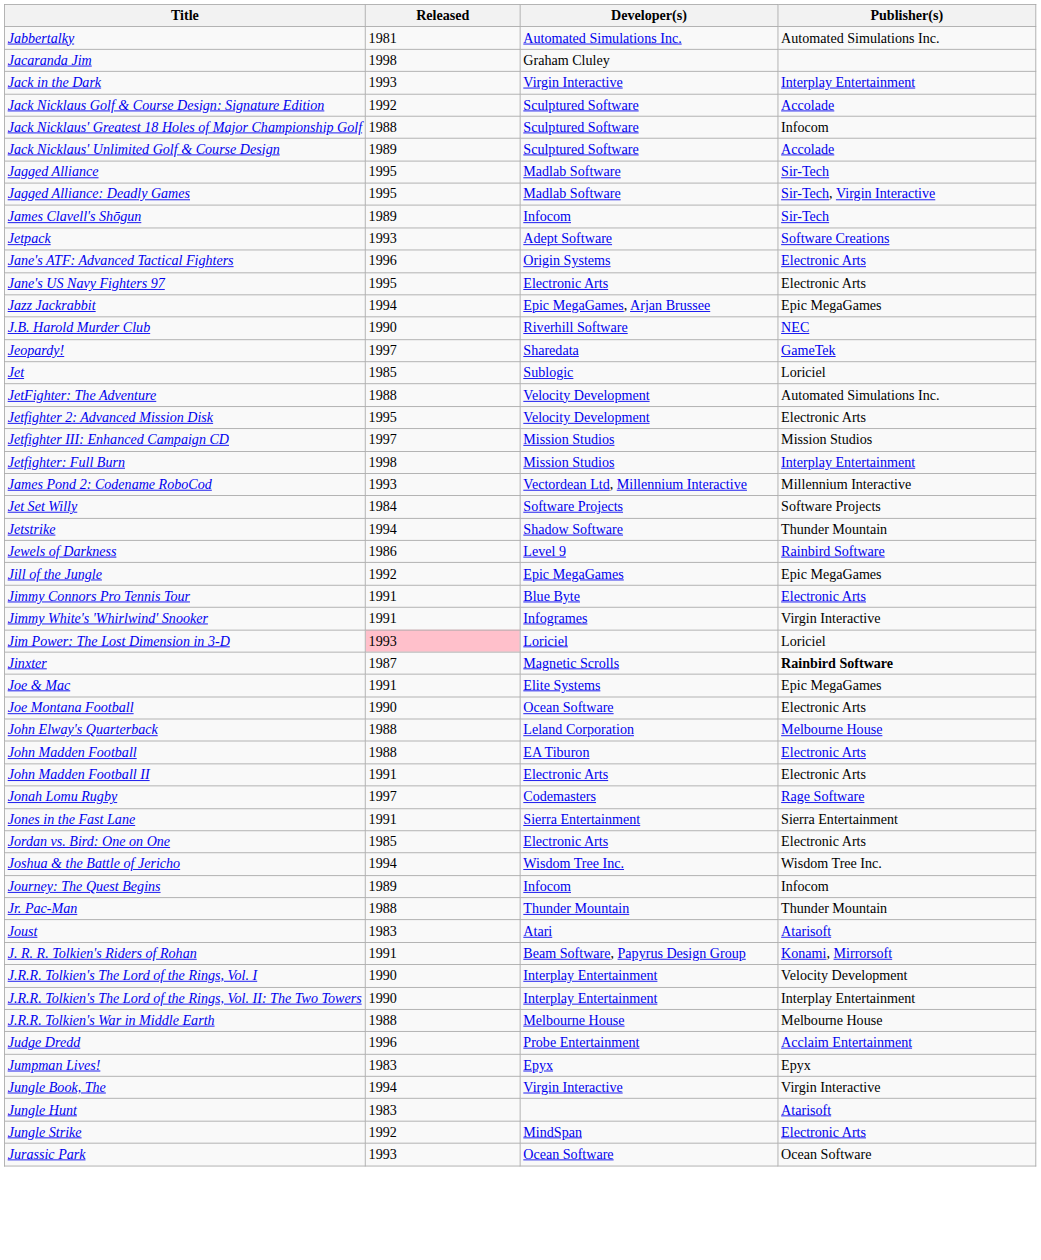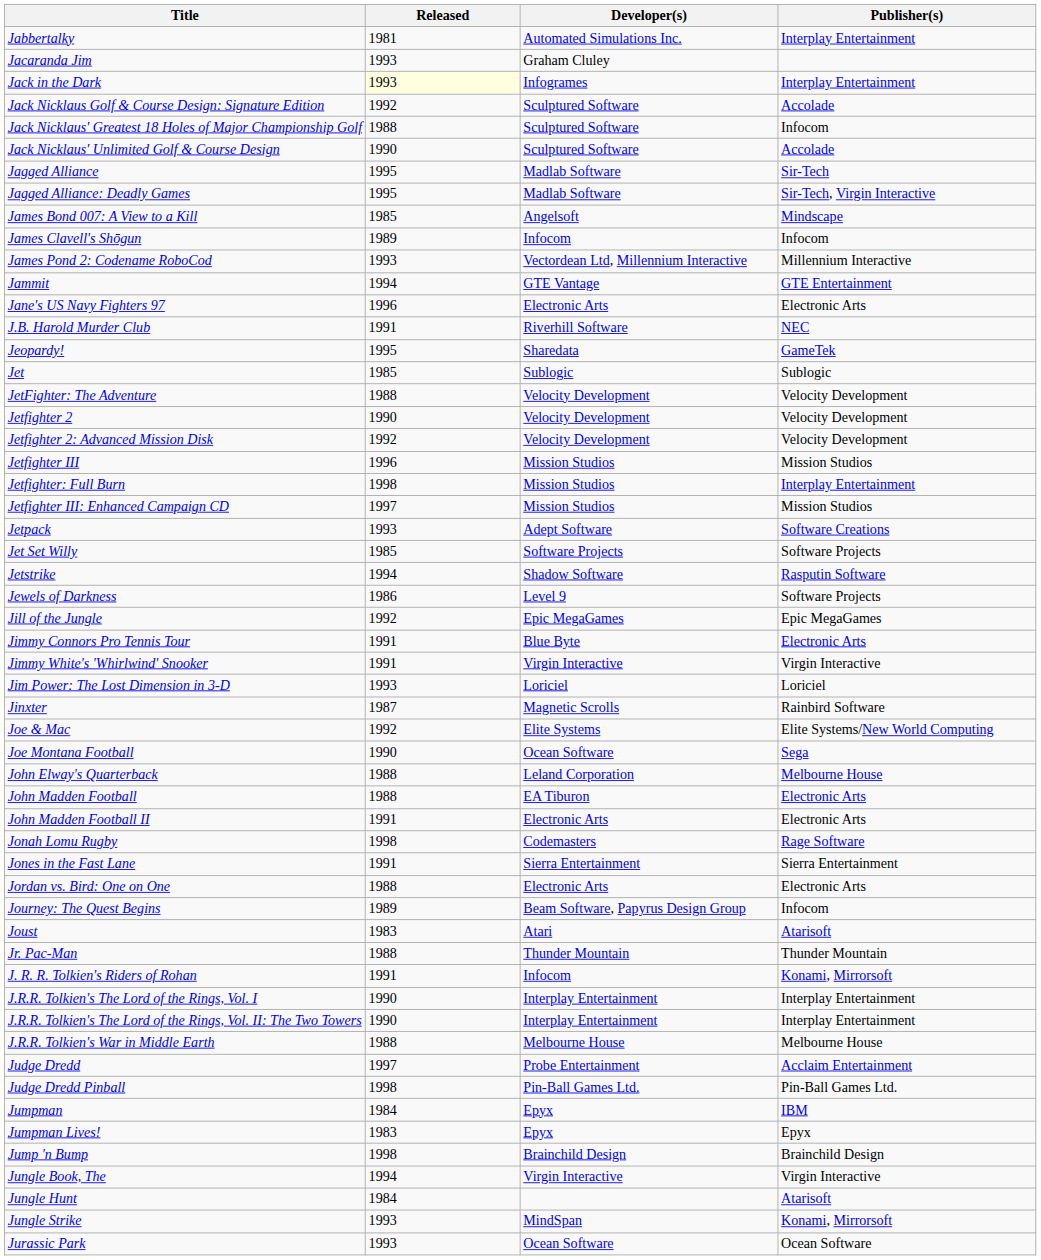(860, 37) Automated Simulations Inc. -> (848, 37) Interplay Entertainment
(383, 60) 1998 -> (383, 60) 1993
(383, 82) no background -> (383, 82) lightyellow background
(573, 82) Virgin Interactive -> (555, 82) Infogrames
(383, 149) 1989 -> (383, 149) 1990
+ row: (103, 216)
(805, 216) Sir-Tech -> (805, 238) Infocom
rows swapped: (110, 484) <-> (29, 238)
+ row: (28, 283)
- row: (121, 261)
(383, 283) 1995 -> (383, 305) 1996
- row: (52, 305)
(383, 328) 1990 -> (383, 328) 1991
(383, 350) 1997 -> (383, 350) 1995
(803, 372) Loriciel -> (806, 372) Sublogic
(860, 395) Automated Simulations Inc. -> (844, 395) Velocity Development
+ row: (40, 417)
(383, 417) 1995 -> (383, 439) 1992
(824, 417) Electronic Arts -> (844, 439) Velocity Development
+ row: (43, 462)
rows swapped: (118, 439) <-> (66, 462)
(383, 506) 1984 -> (383, 551) 1985
(834, 529) Thunder Mountain -> (833, 573) Rasputin Software
(833, 551) Rainbird Software -> (831, 596) Software Projects
(555, 618) Infogrames -> (573, 663) Virgin Interactive
(383, 640) pink background -> (383, 685) no background
(837, 663) bold -> (833, 707) normal
(383, 685) 1991 -> (383, 730) 1992
(831, 685) Epic MegaGames -> (887, 730) Elite Systems/New World Computing
(824, 707) Electronic Arts -> (795, 752) Sega
(383, 797) 1997 -> (383, 841) 1998
(383, 841) 1985 -> (383, 886) 1988
- row: (94, 864)
(547, 886) Infocom -> (635, 908) Beam Software, Papyrus Design Group
rows swapped: (23, 931) <-> (42, 908)
(635, 953) Beam Software, Papyrus Design Group -> (547, 975) Infocom
(844, 975) Velocity Development -> (848, 998) Interplay Entertainment
(383, 1042) 1996 -> (383, 1065) 1997
+ row: (66, 1087)
+ row: (35, 1109)
+ row: (48, 1154)
(383, 1109) 1983 -> (383, 1199) 1984
(383, 1132) 1992 -> (383, 1221) 1993
(824, 1132) Electronic Arts -> (837, 1221) Konami, Mirrorsoft
